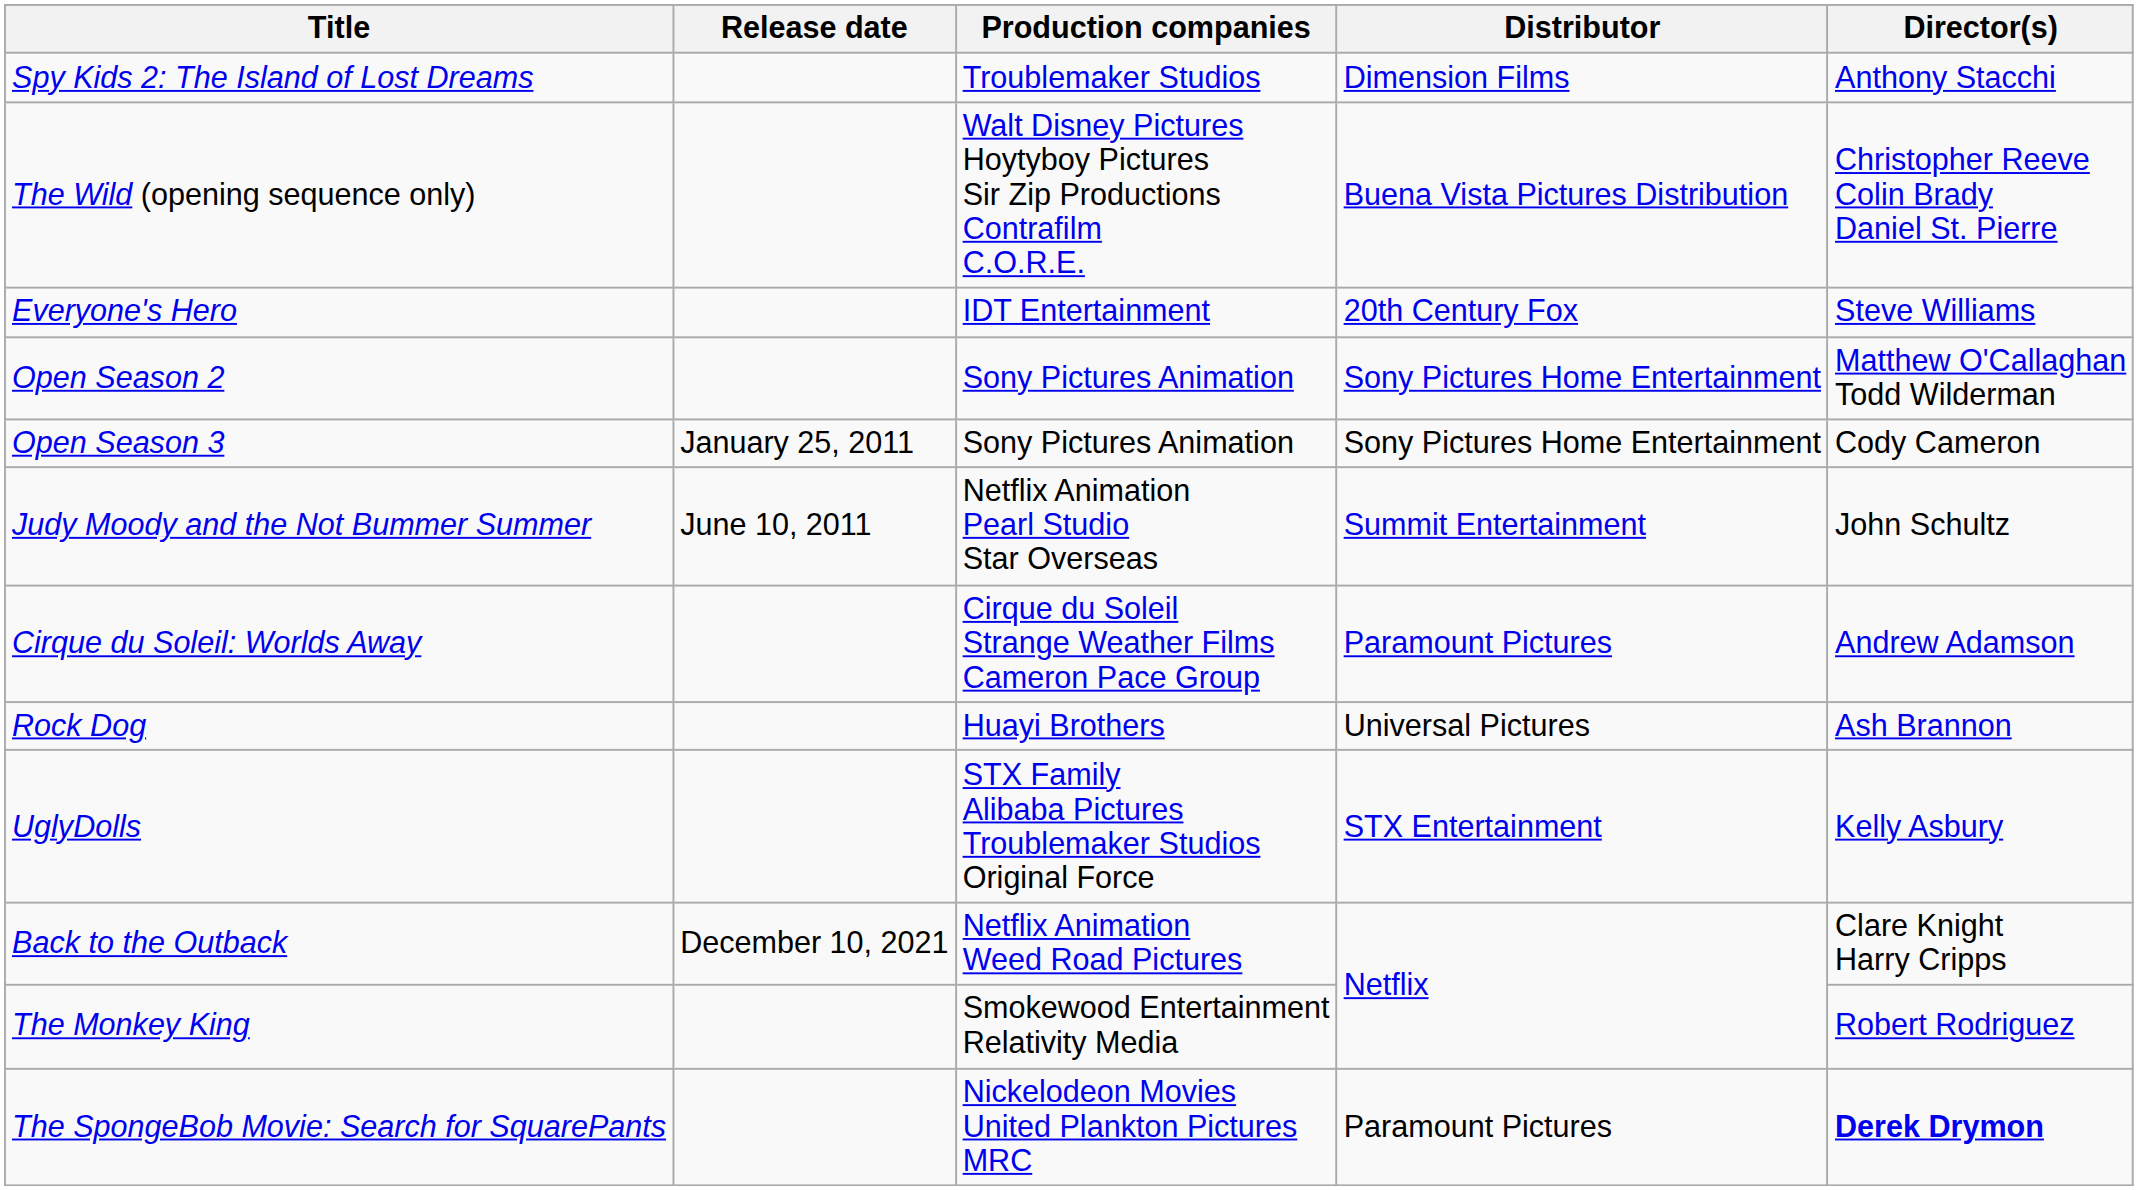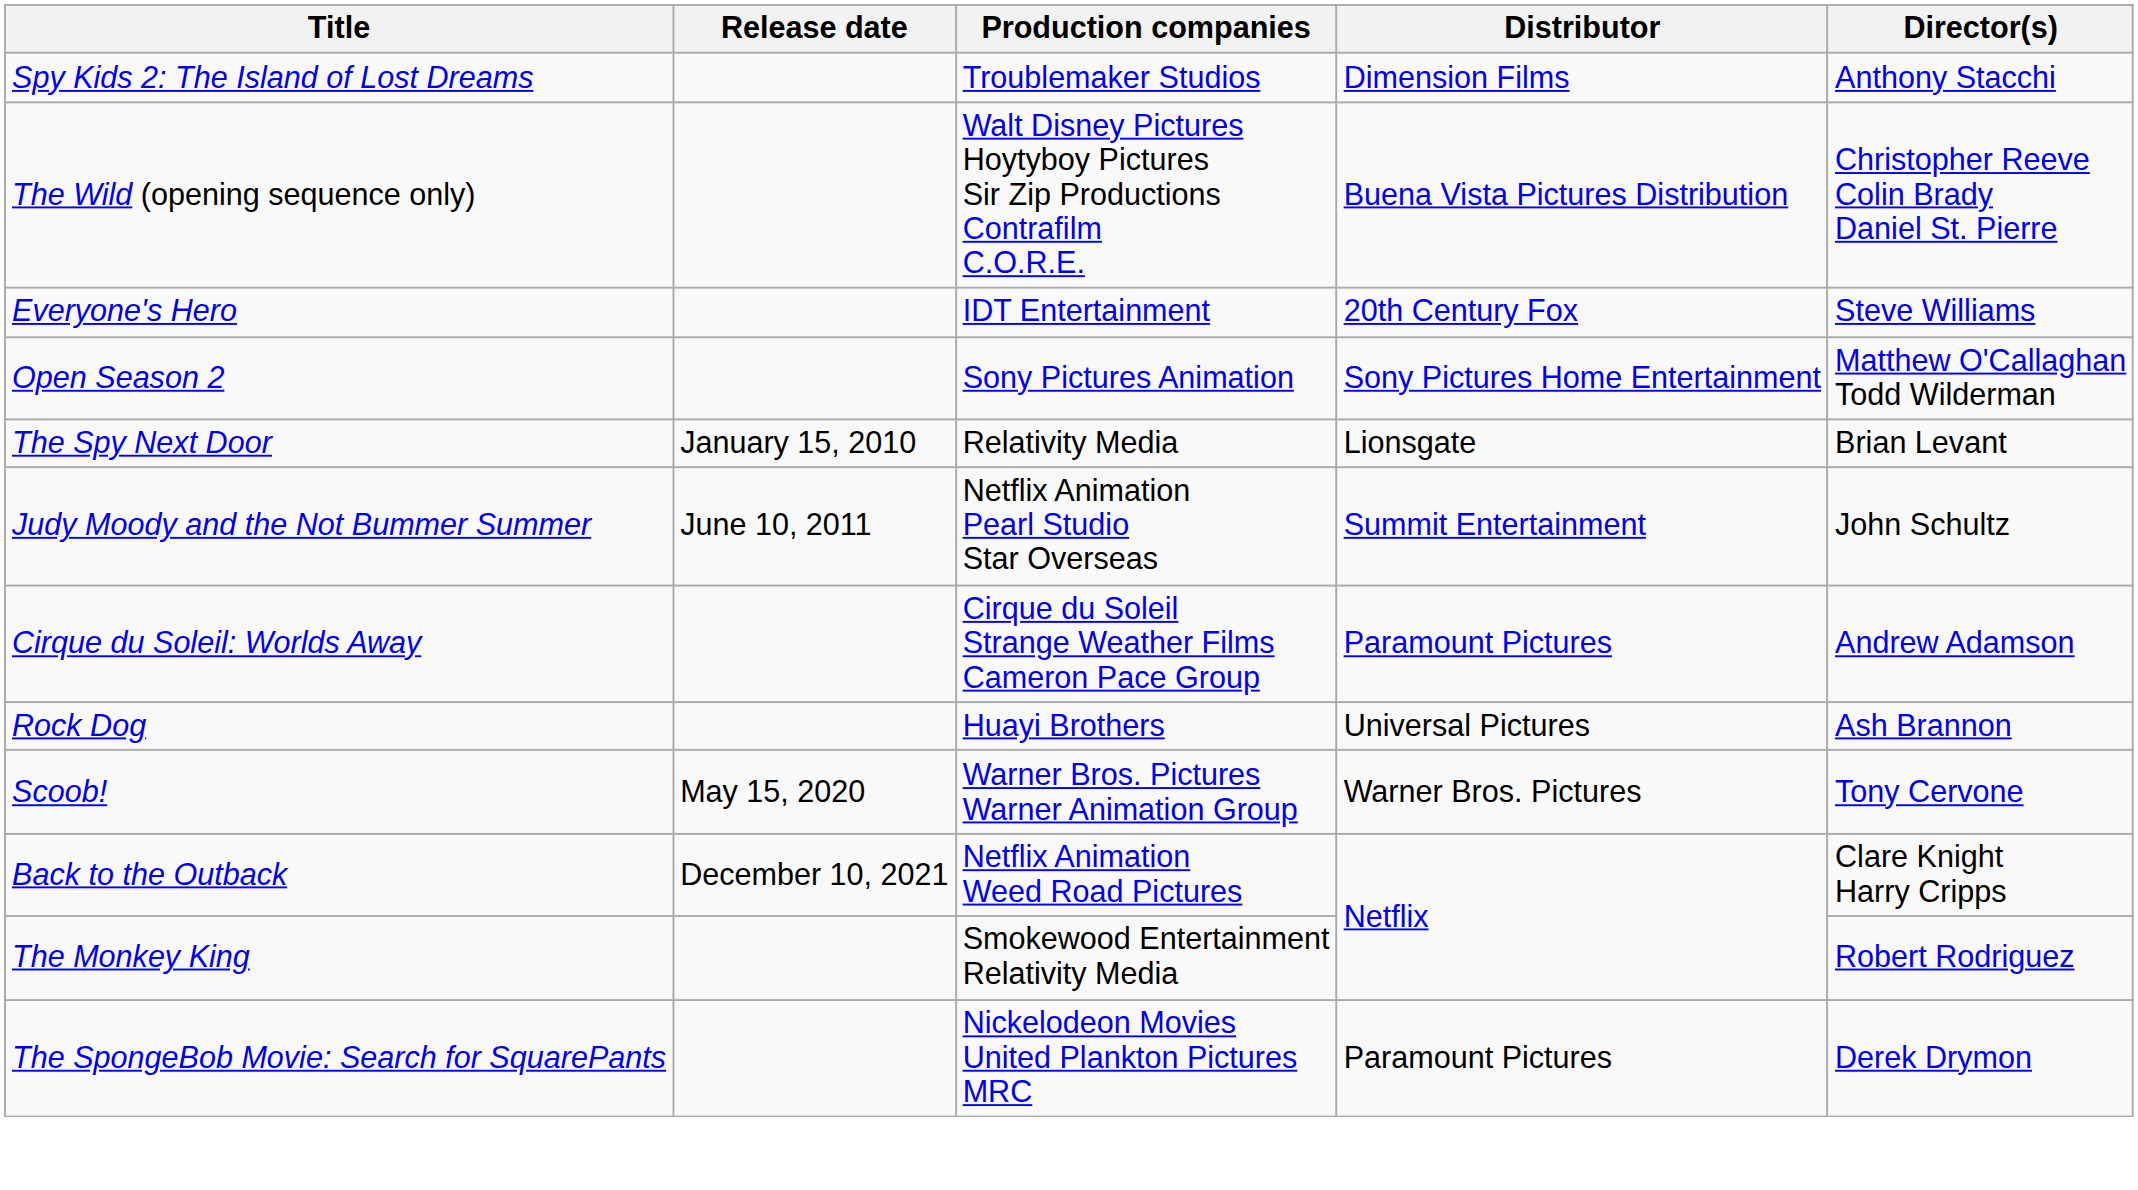+ row: (142, 442)
- row: (118, 442)
- row: (77, 825)
+ row: (60, 791)
(1939, 1126) bold -> (1934, 1057) normal
